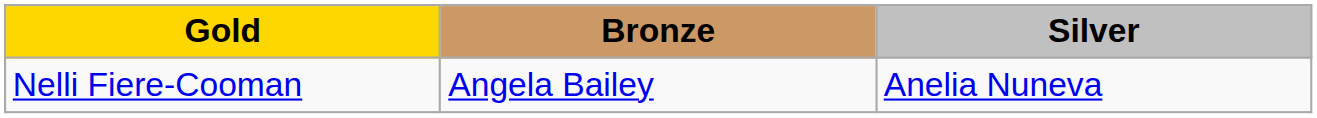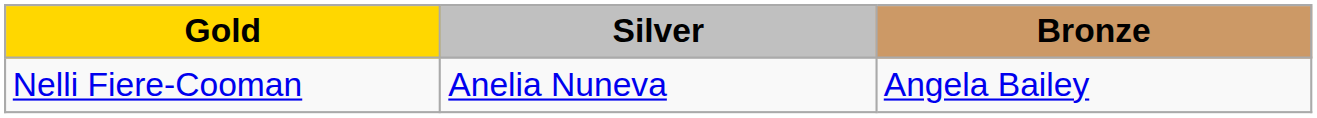columns swapped: (1094, 31) <-> (658, 31)
